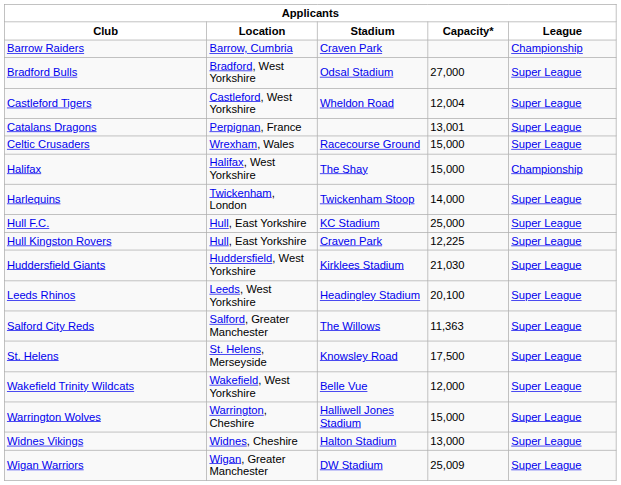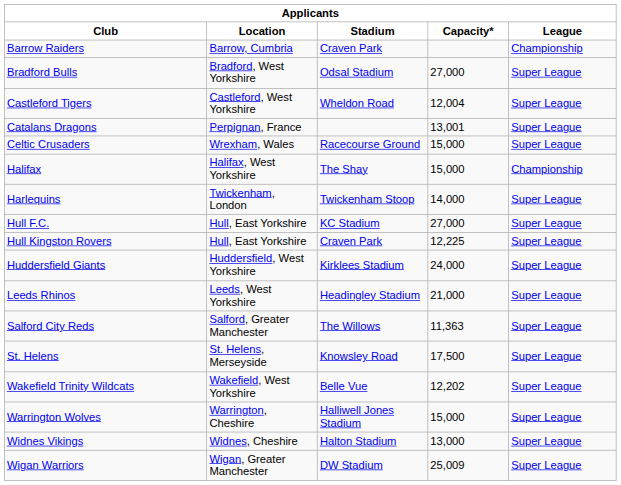(447, 223) 25,000 -> (447, 223) 27,000
(447, 265) 21,030 -> (447, 265) 24,000
(447, 295) 20,100 -> (447, 295) 21,000
(447, 386) 12,000 -> (447, 386) 12,202
